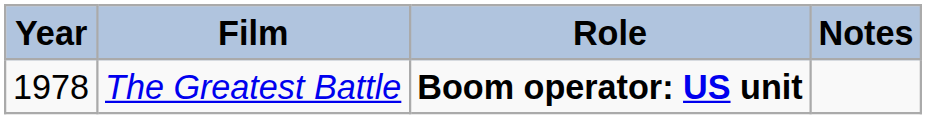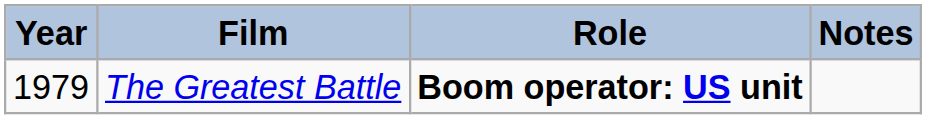(51, 87) 1978 -> (51, 87) 1979
